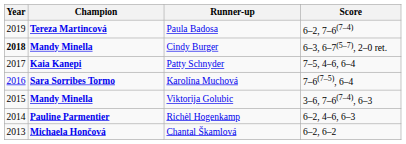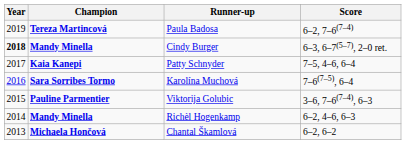(61, 99) Mandy Minella -> (70, 99) Pauline Parmentier
(70, 116) Pauline Parmentier -> (61, 116) Mandy Minella
